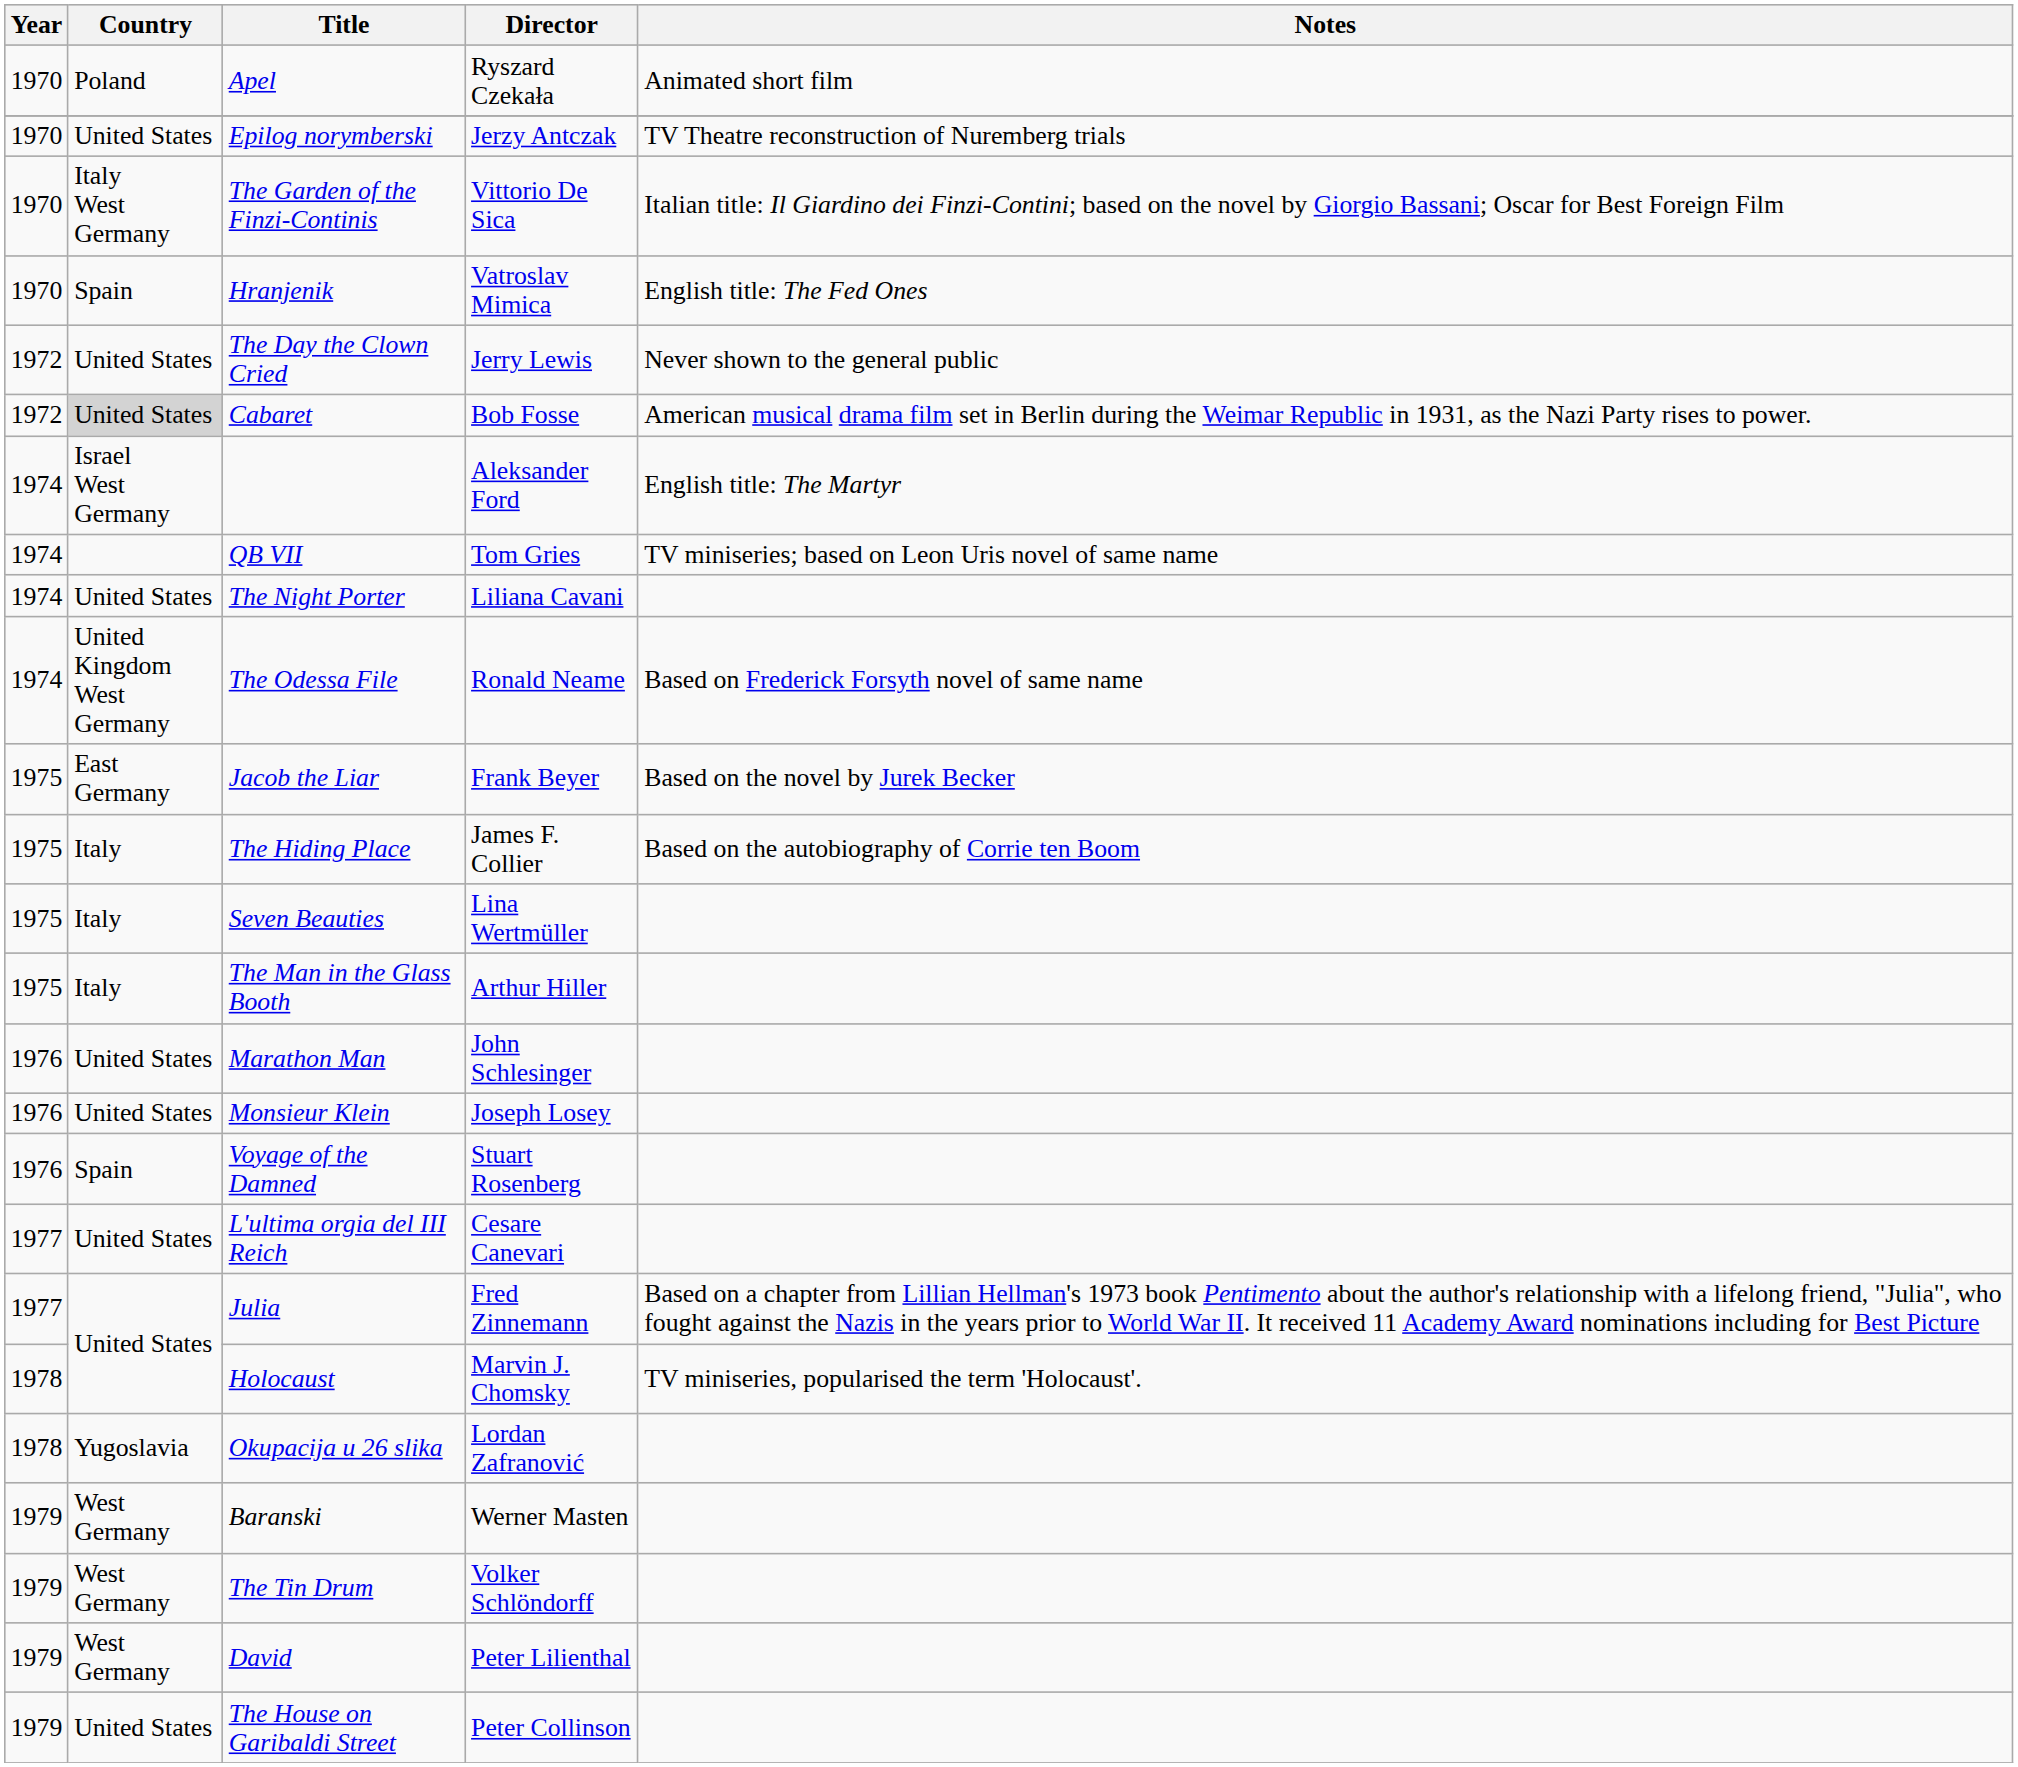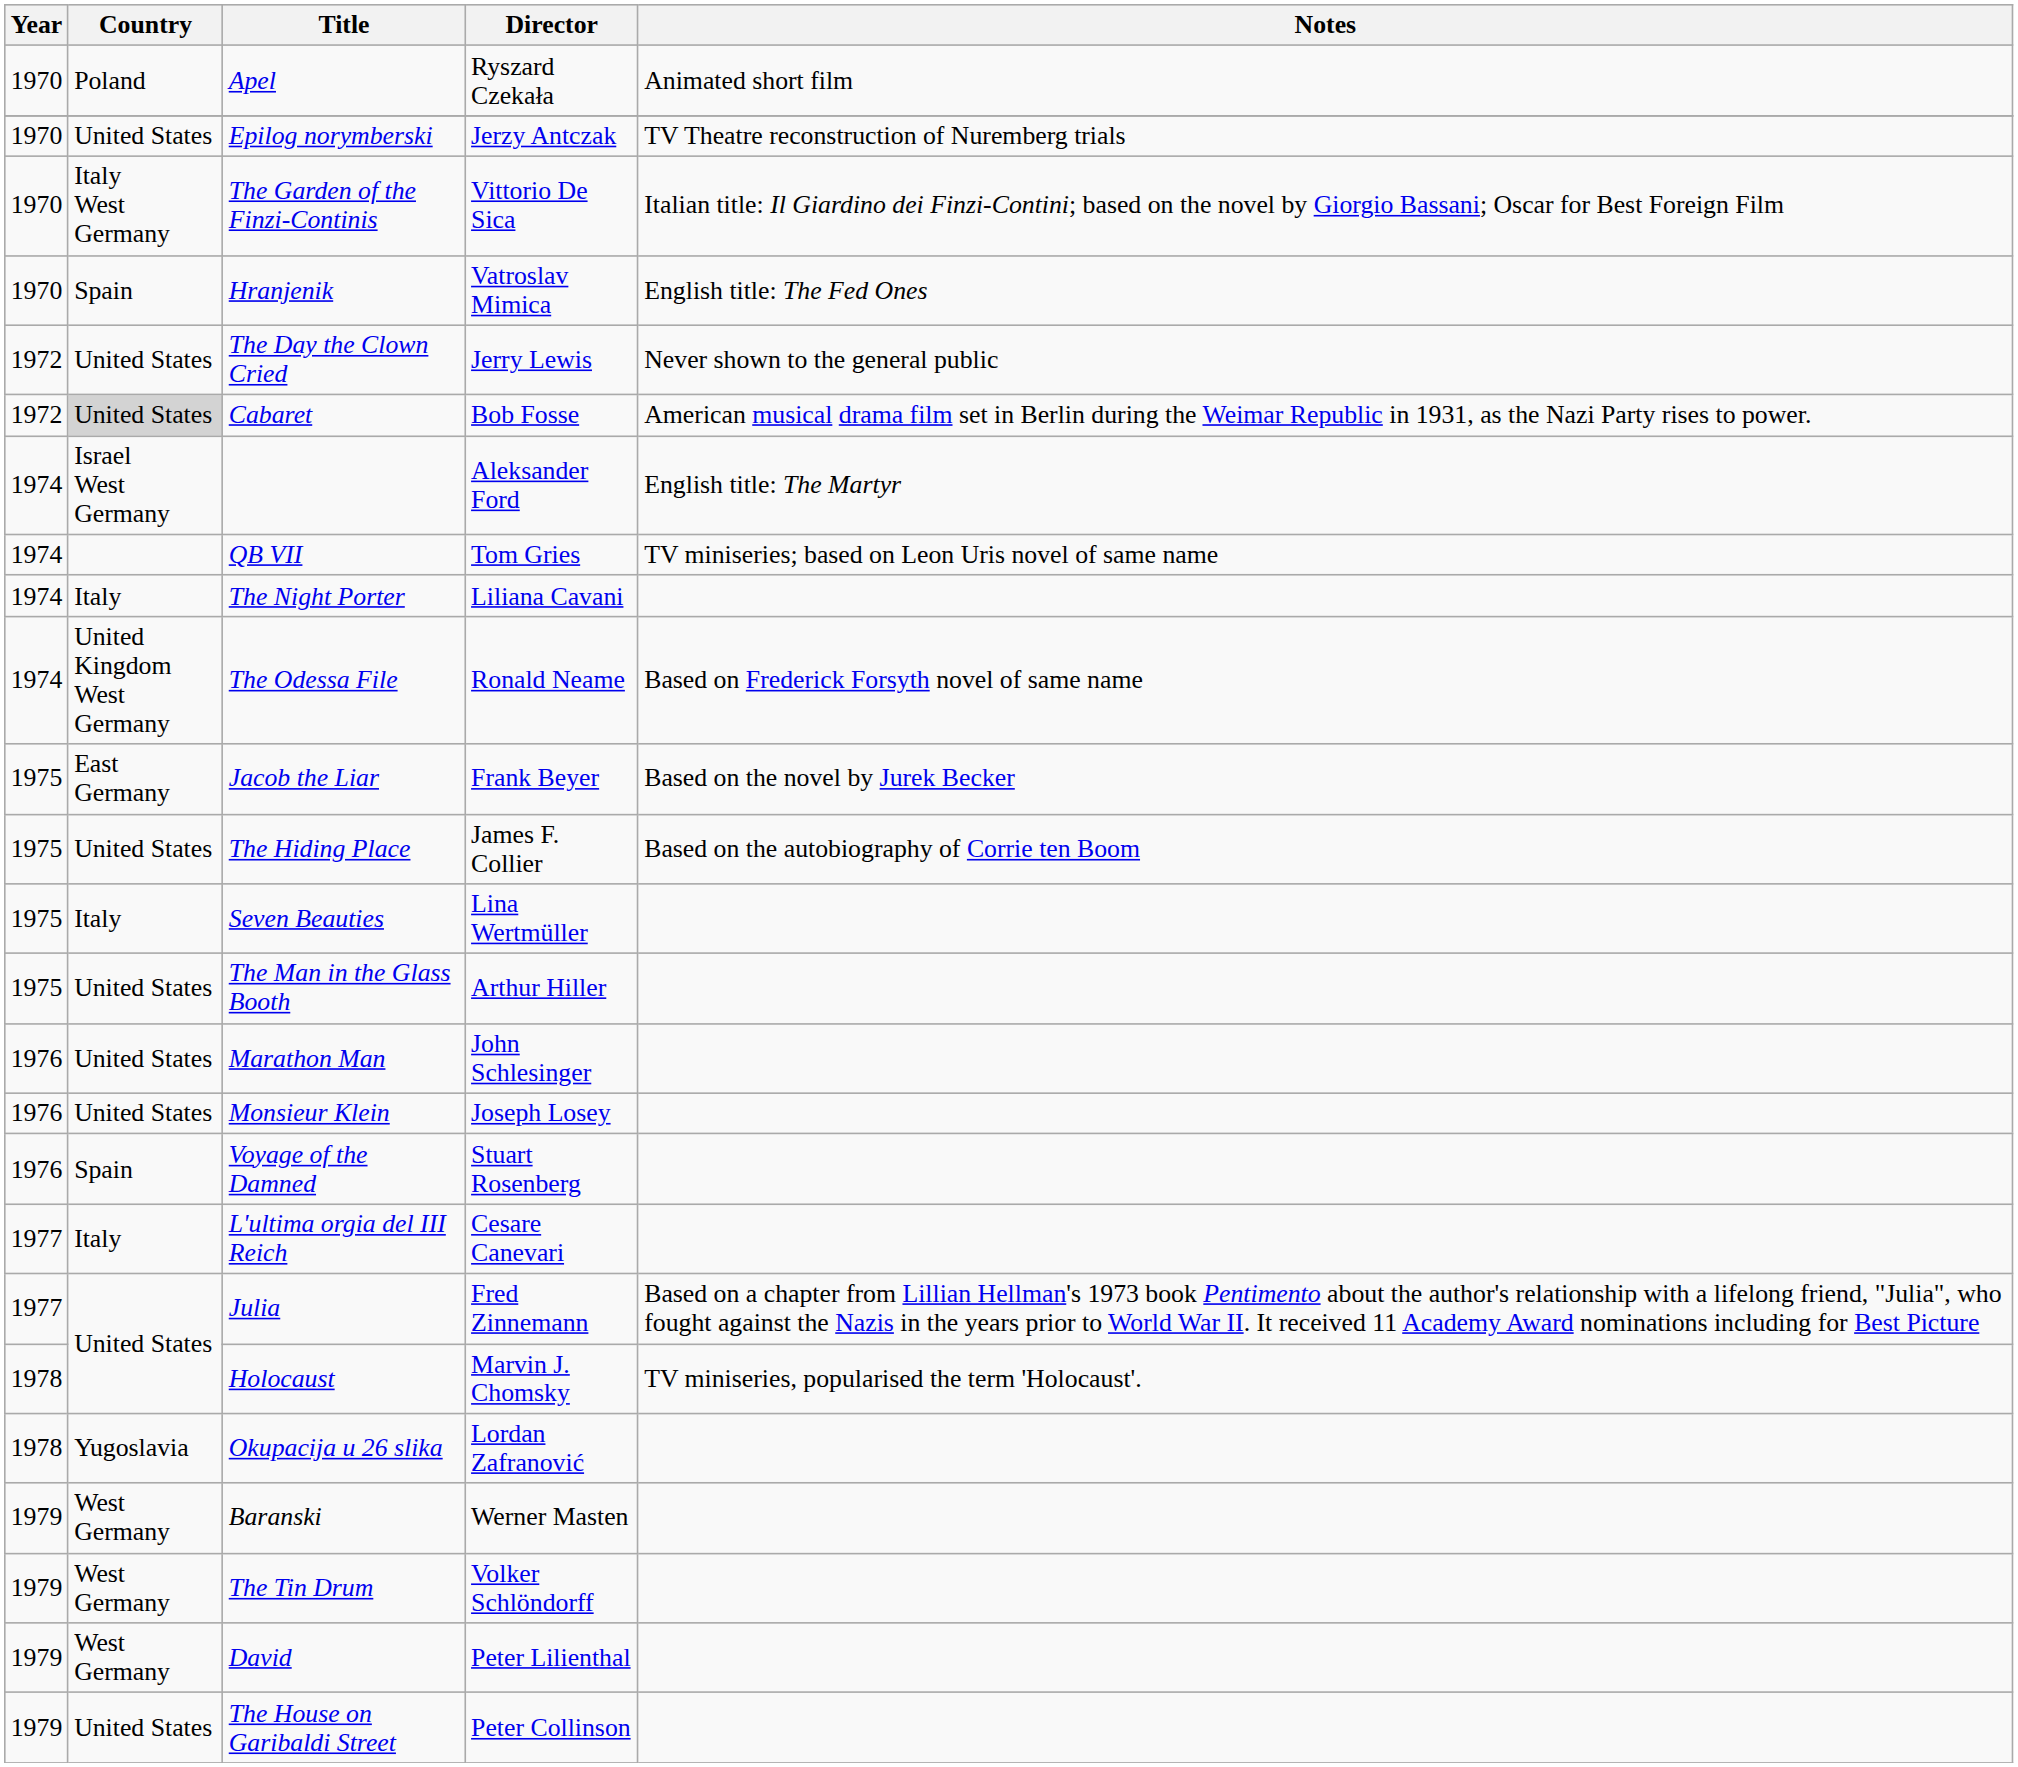(143, 595) United States -> (98, 595) Italy
(98, 848) Italy -> (143, 848) United States
(98, 988) Italy -> (143, 988) United States
(143, 1238) United States -> (98, 1238) Italy
